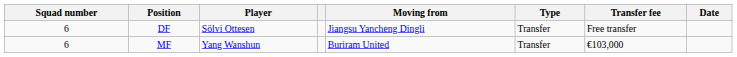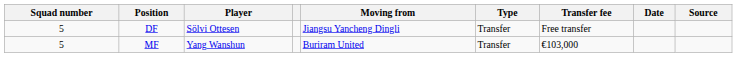+ column: (703, 12)
(66, 28) 6 -> (62, 28) 5
(66, 44) 6 -> (62, 44) 5
